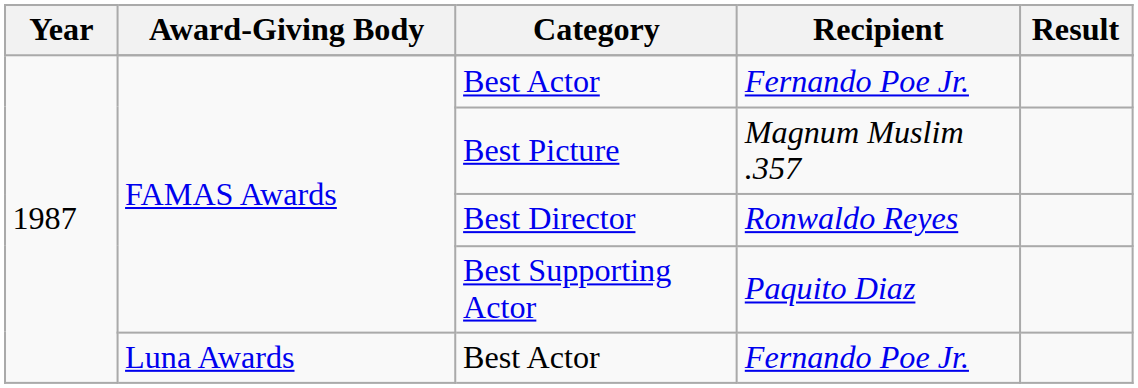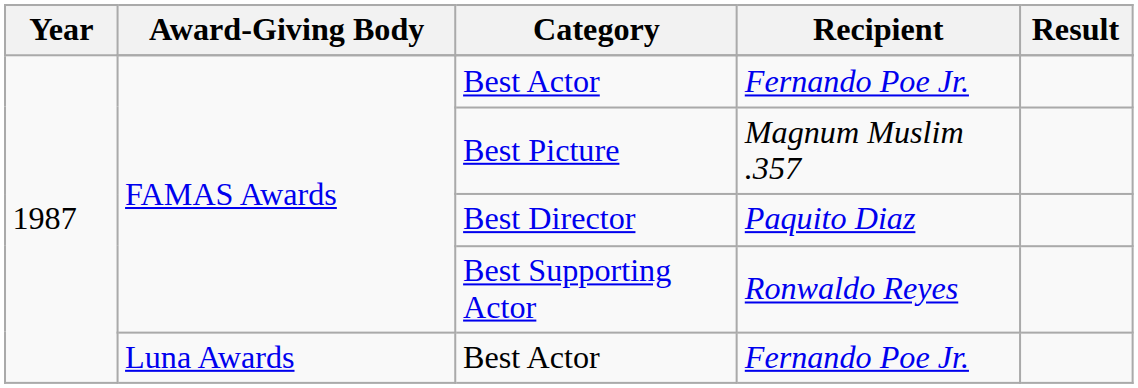(852, 219) Ronwaldo Reyes -> (830, 219) Paquito Diaz
(830, 288) Paquito Diaz -> (852, 288) Ronwaldo Reyes
